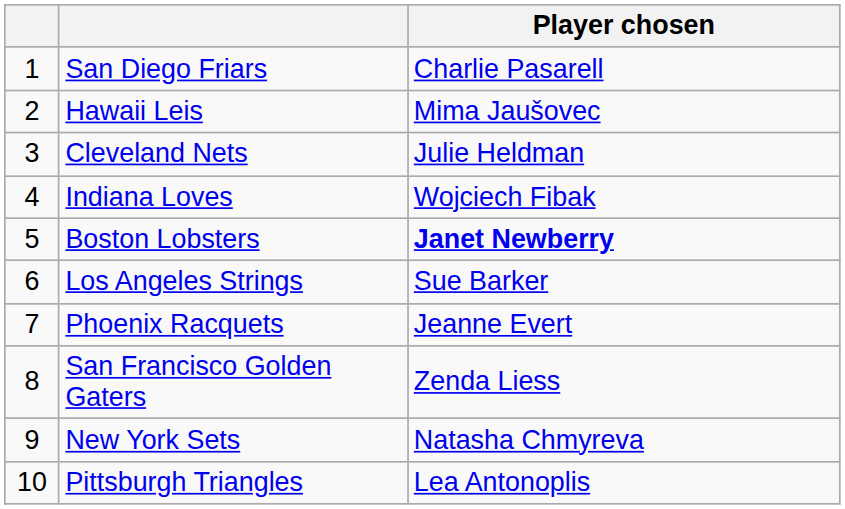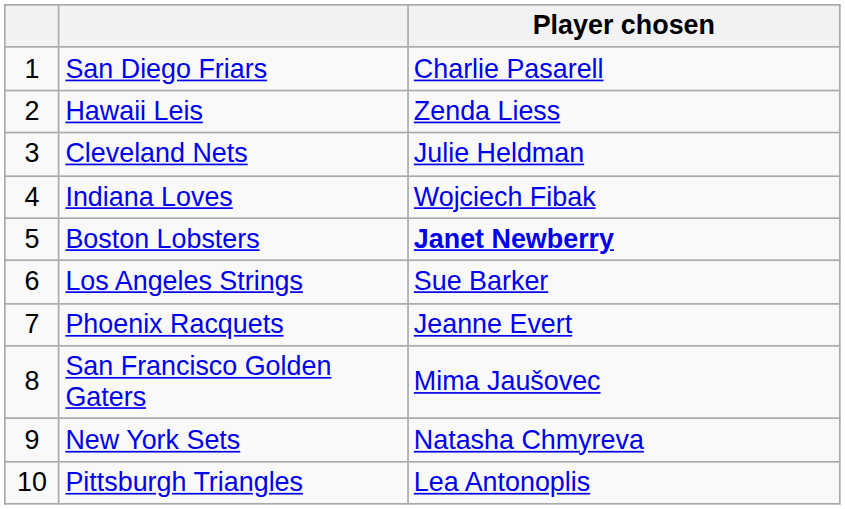(507, 111) Mima Jaušovec -> (487, 111) Zenda Liess
(487, 381) Zenda Liess -> (507, 381) Mima Jaušovec
